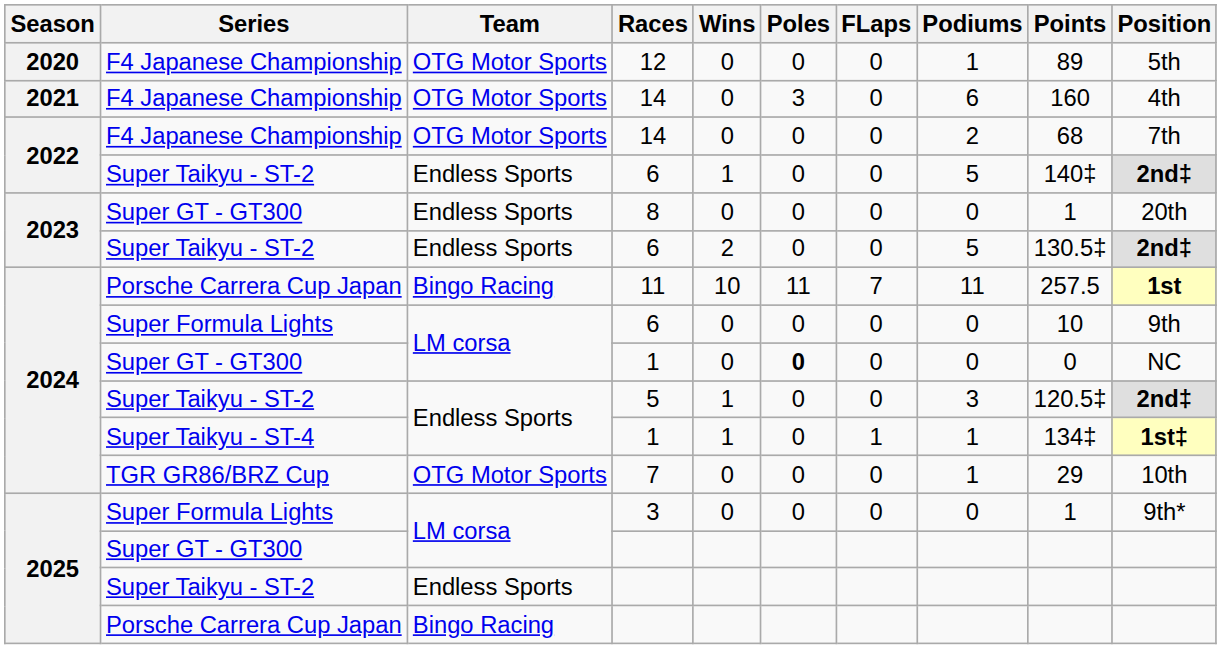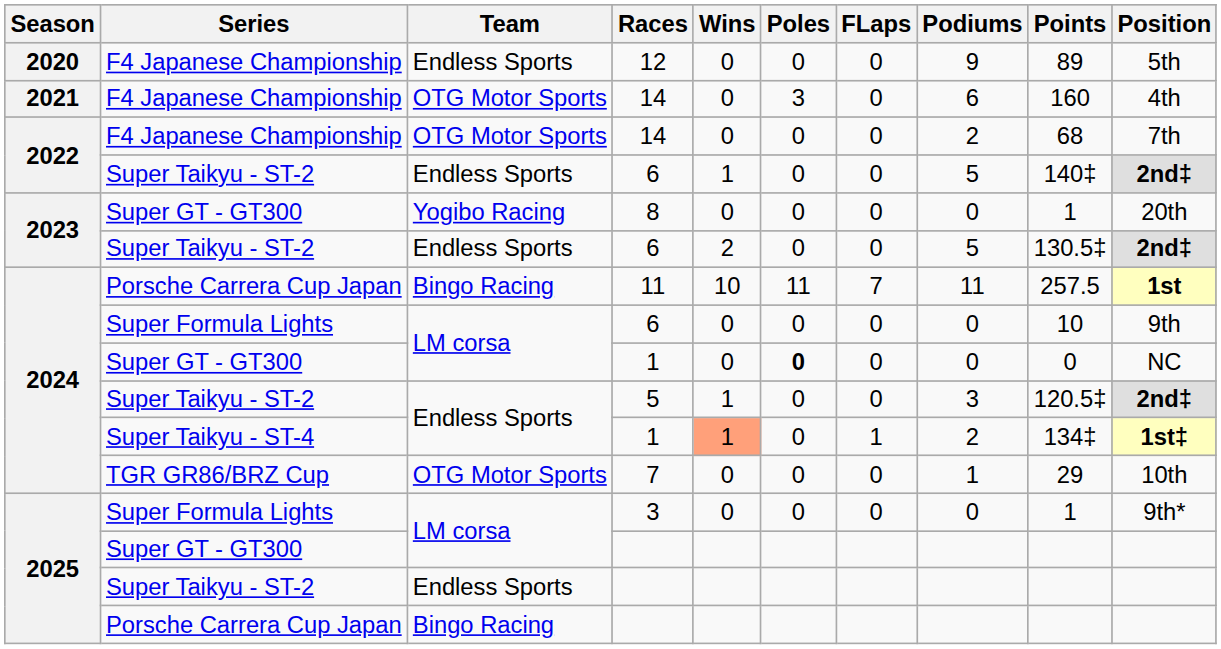(510, 62) OTG Motor Sports -> (493, 62) Endless Sports
(972, 62) 1 -> (972, 62) 9
(493, 212) Endless Sports -> (489, 212) Yogibo Racing
(727, 437) no background -> (727, 437) lightsalmon background
(972, 437) 1 -> (972, 437) 2
